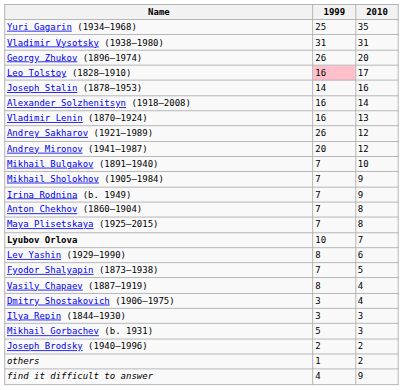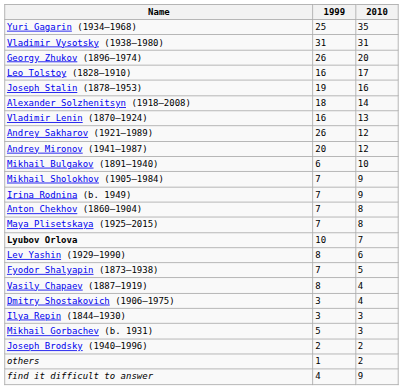(321, 73) pink background -> (321, 73) no background
(321, 88) 14 -> (321, 88) 19
(321, 103) 16 -> (321, 103) 18
(318, 164) 7 -> (318, 164) 6
